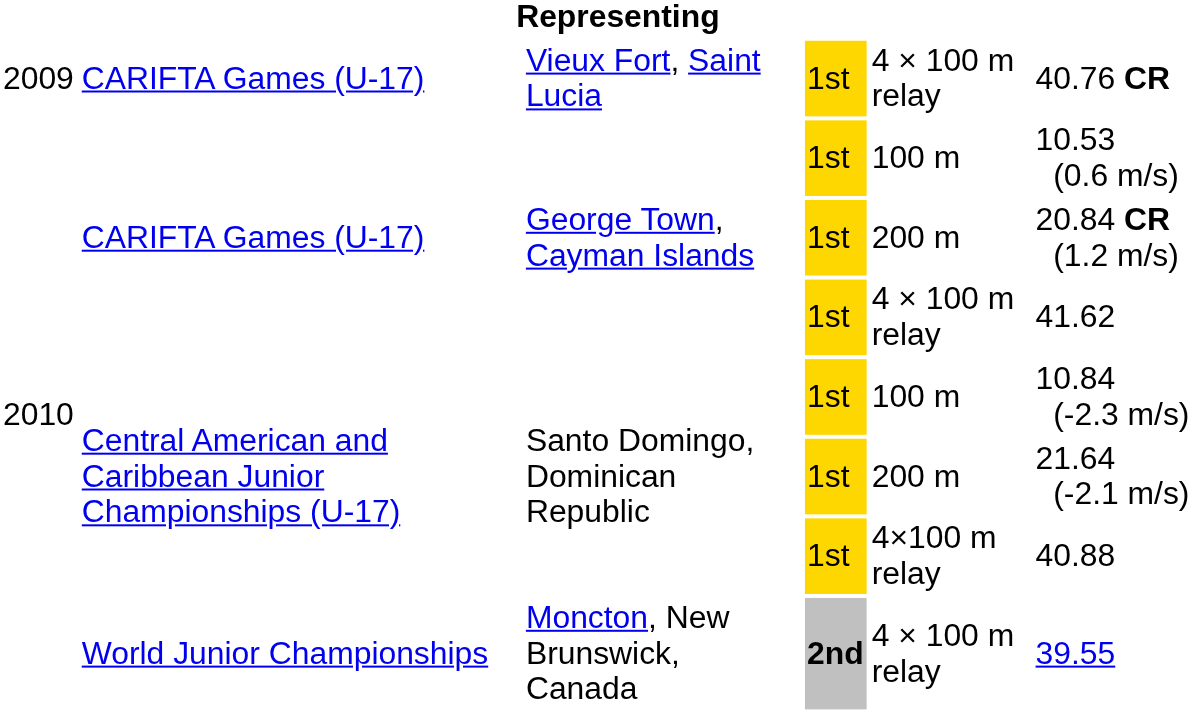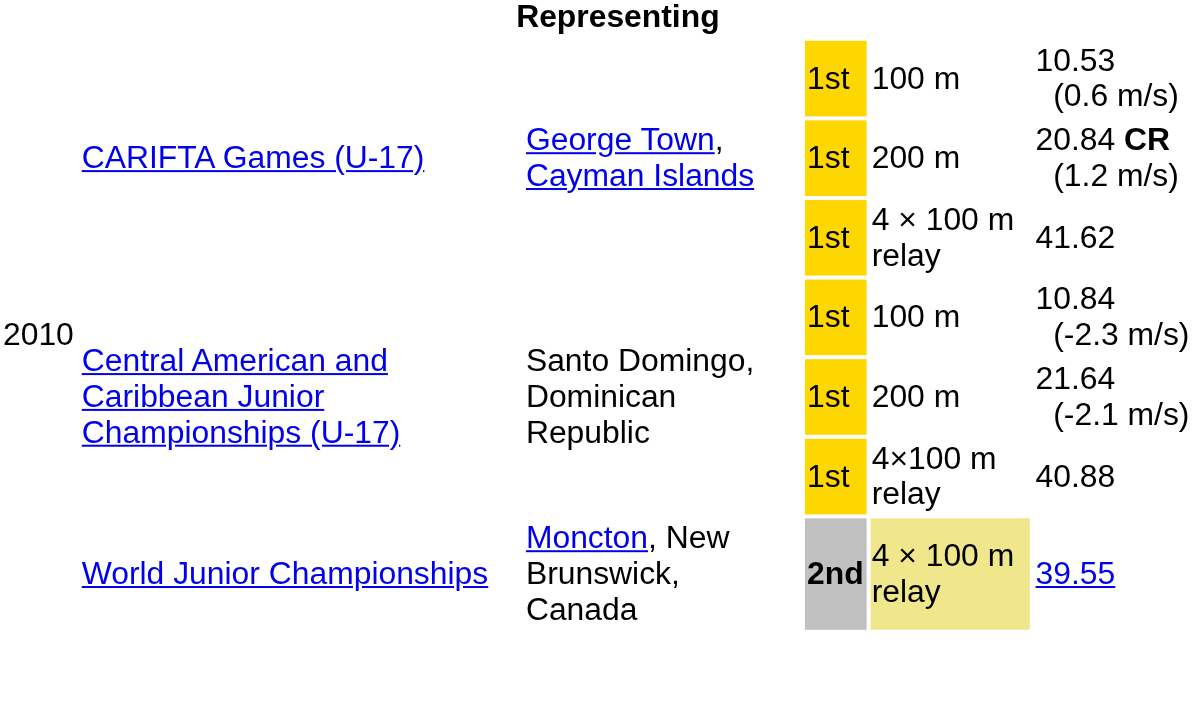- row: (253, 78)
(943, 653) no background -> (943, 573) khaki background
